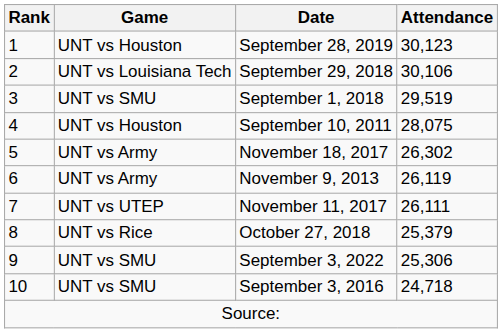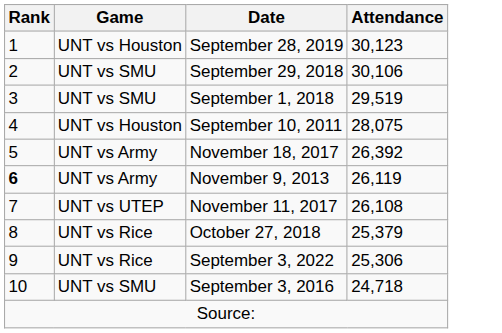(145, 71) UNT vs Louisiana Tech -> (107, 71) UNT vs SMU
(427, 152) 26,302 -> (377, 152) 26,392
(13, 179) normal -> (13, 179) bold
(426, 206) 26,111 -> (377, 206) 26,108
(107, 260) UNT vs SMU -> (105, 260) UNT vs Rice
